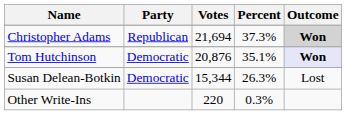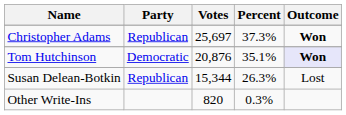(213, 36) 21,694 -> (213, 36) 25,697
(313, 36) lightgrey background -> (313, 36) no background
(158, 78) Democratic -> (158, 78) Republican
(213, 99) 220 -> (213, 99) 820
